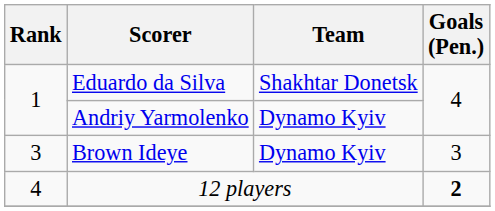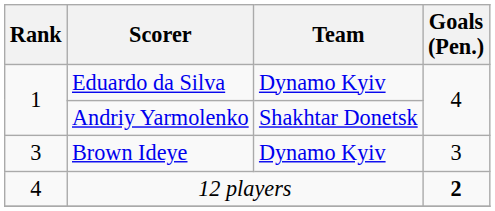(338, 82) Shakhtar Donetsk -> (322, 82) Dynamo Kyiv
(322, 117) Dynamo Kyiv -> (338, 117) Shakhtar Donetsk
